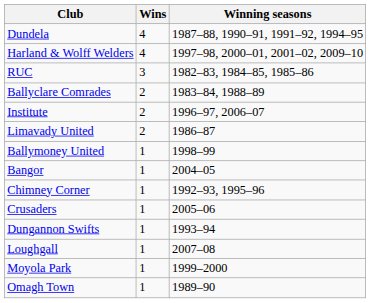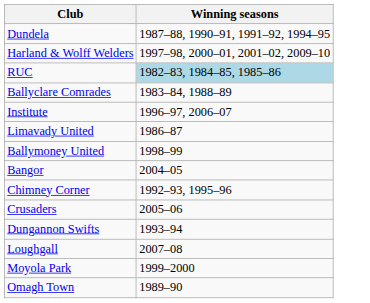- column: (153, 14)
(243, 72) no background -> (210, 72) lightblue background
